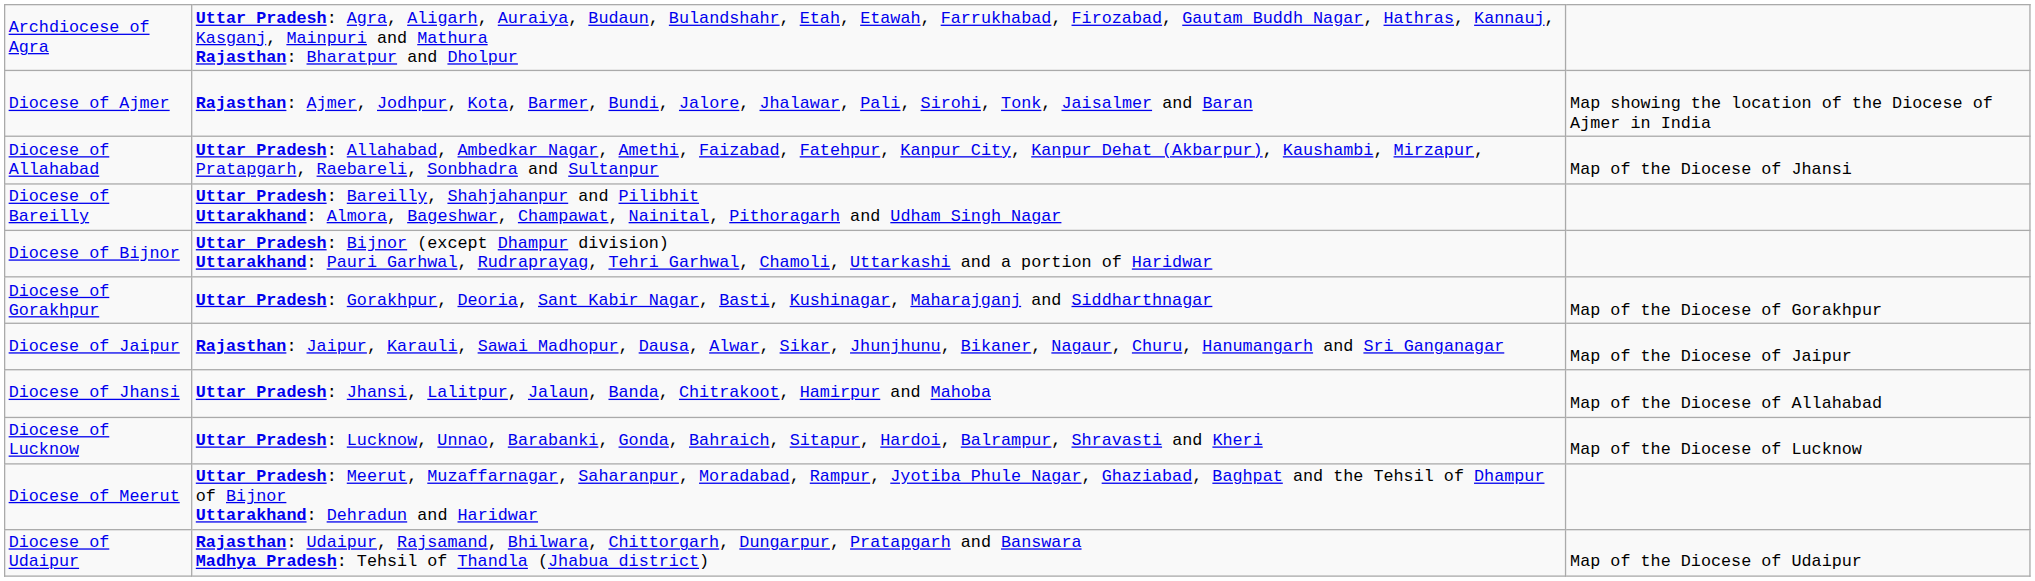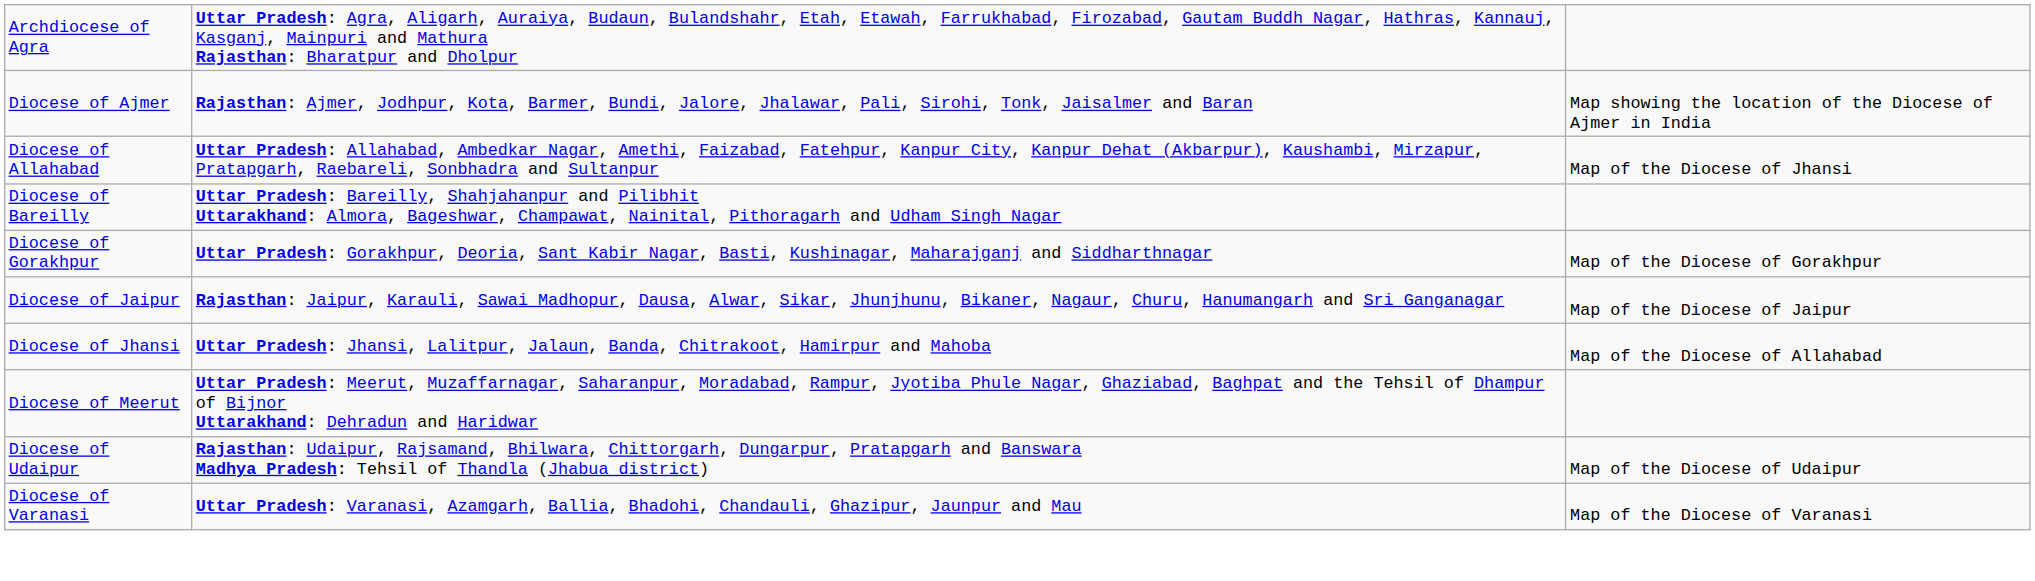- row: (94, 253)
- row: (59, 440)
+ row: (59, 506)
